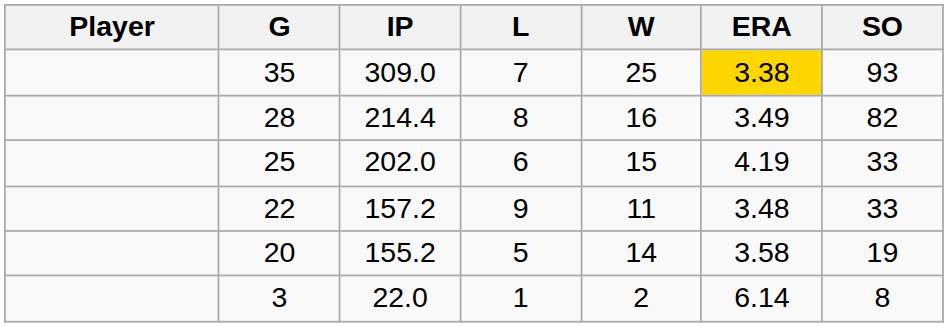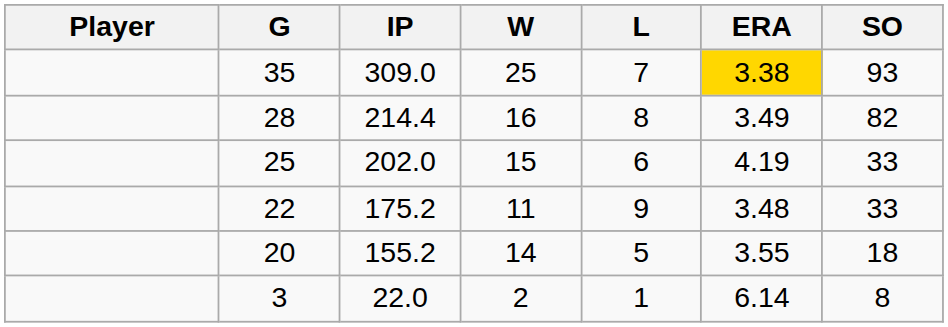columns swapped: (641, 27) <-> (521, 27)
(400, 207) 157.2 -> (400, 207) 175.2
(762, 252) 3.58 -> (762, 252) 3.55
(882, 252) 19 -> (882, 252) 18
